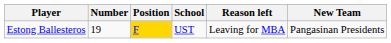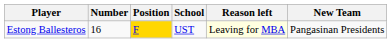(96, 29) 19 -> (96, 29) 16
(247, 29) no background -> (247, 29) lightyellow background
